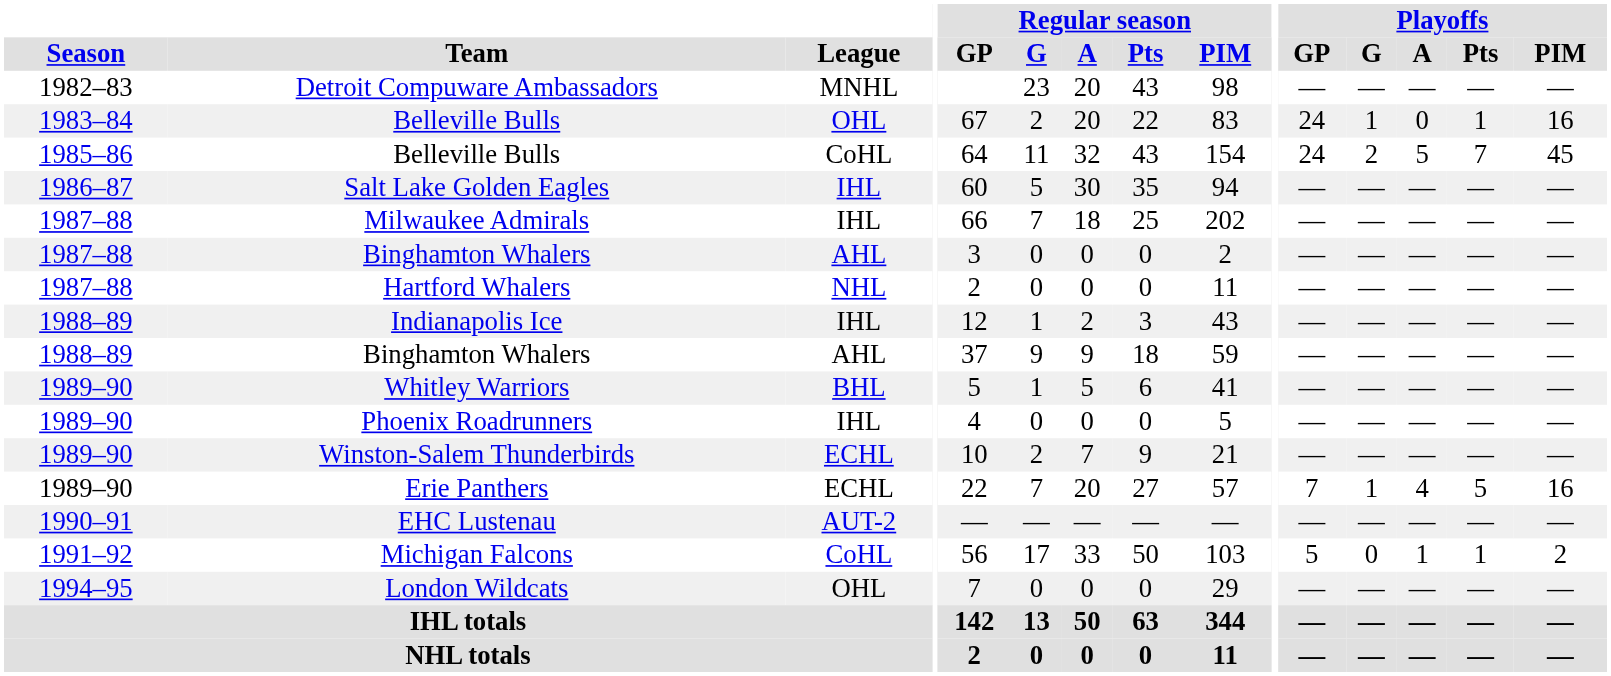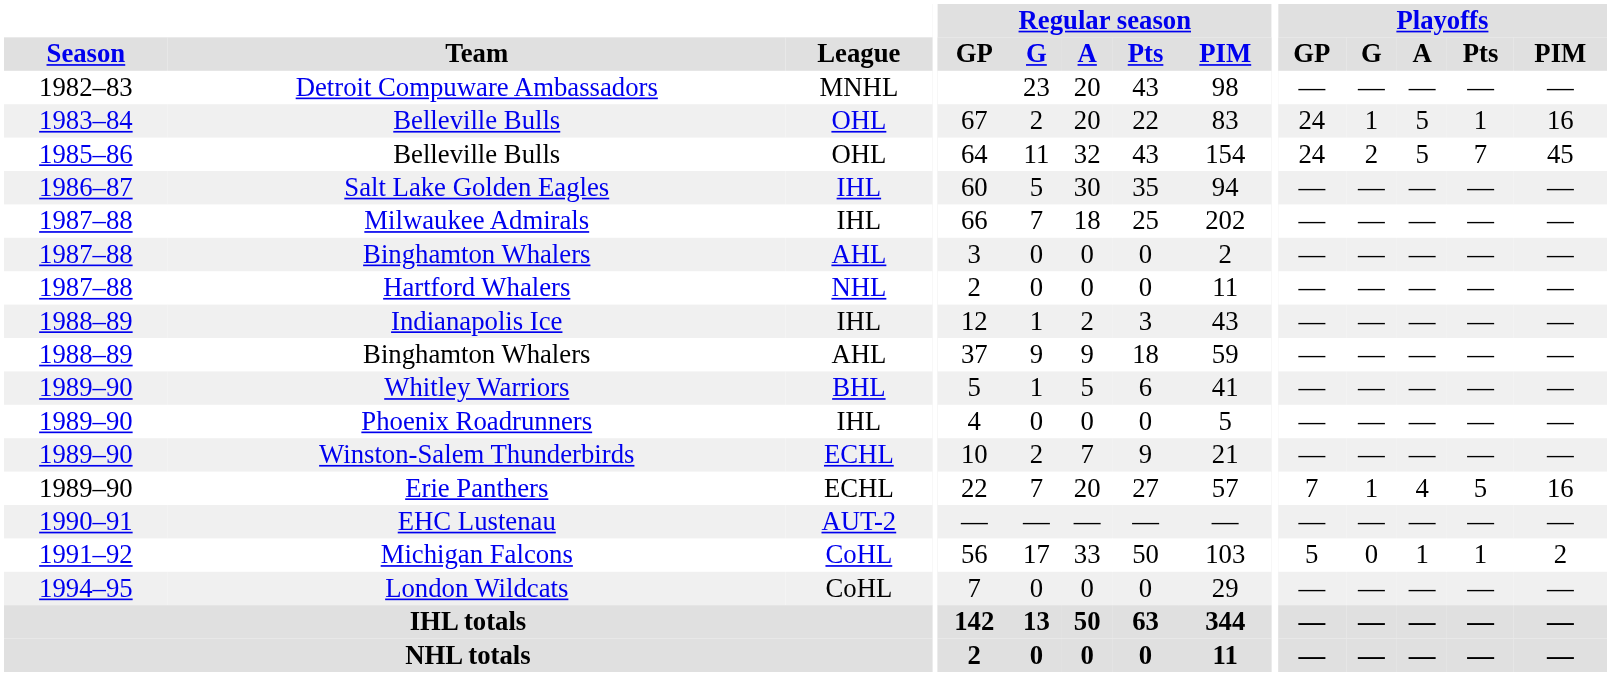(1422, 120) 0 -> (1422, 120) 5
(859, 153) CoHL -> (859, 153) OHL
(859, 588) OHL -> (859, 588) CoHL
